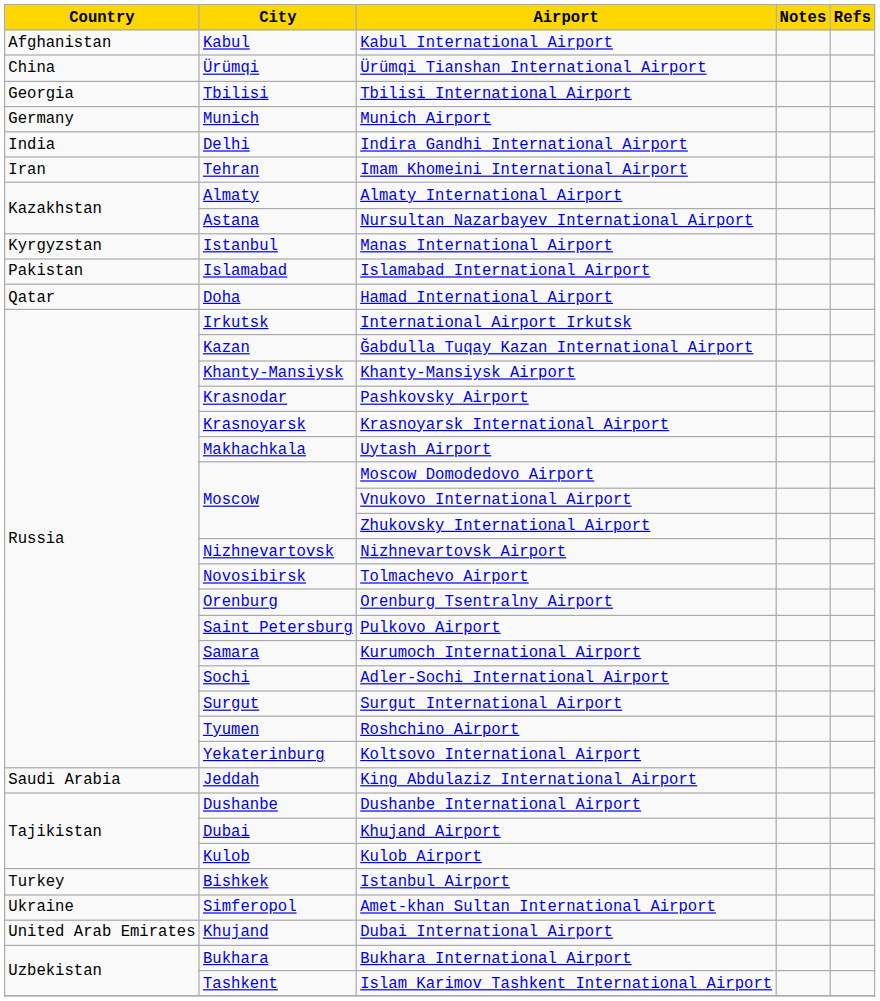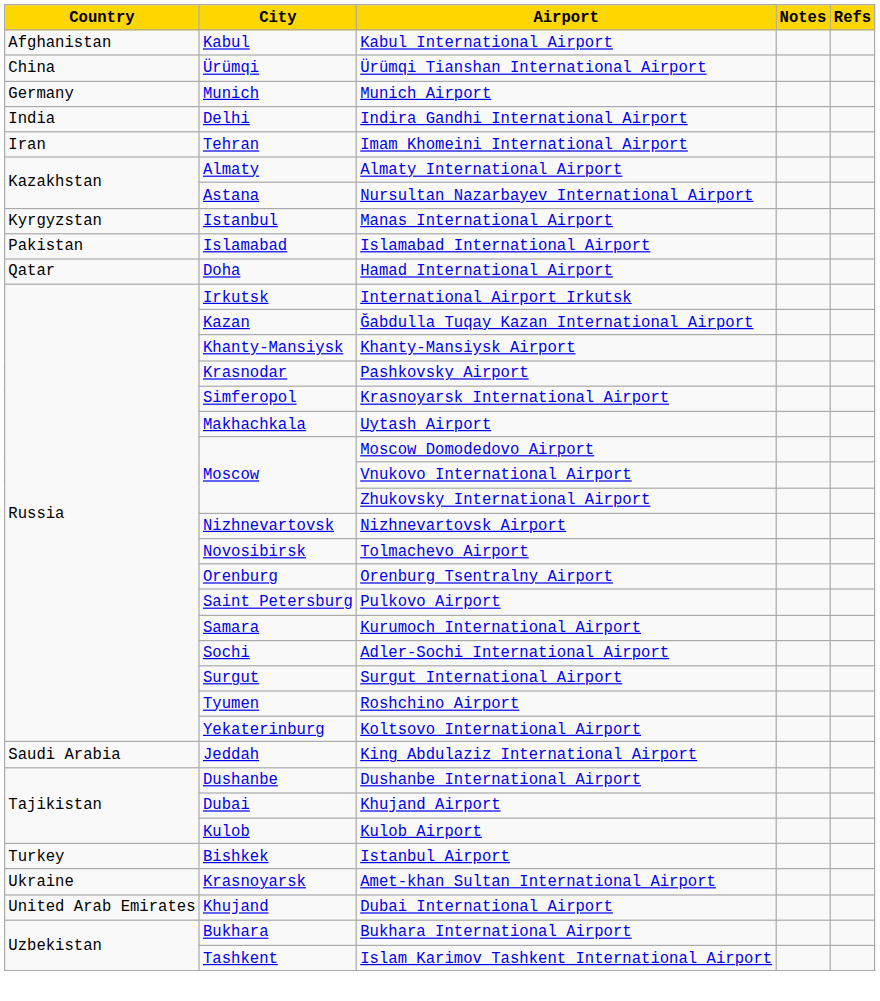- row: (496, 94)
(254, 424) Krasnoyarsk -> (250, 399) Simferopol
(250, 907) Simferopol -> (254, 882) Krasnoyarsk
